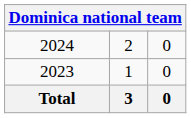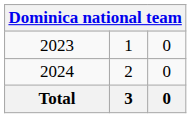rows swapped: (57, 71) <-> (57, 44)
